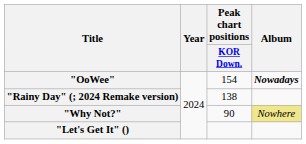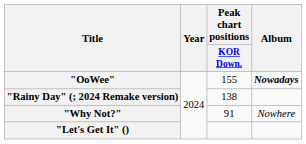(229, 80) 154 -> (229, 80) 155
(229, 113) 90 -> (229, 113) 91
(276, 113) khaki background -> (276, 113) no background
